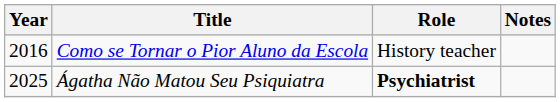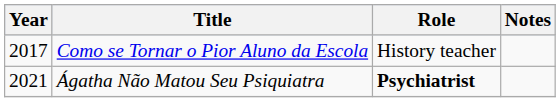(28, 50) 2016 -> (28, 50) 2017
(28, 81) 2025 -> (28, 81) 2021
